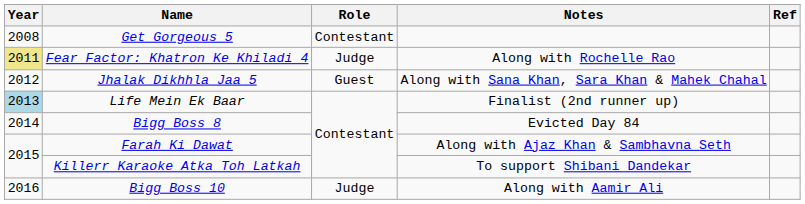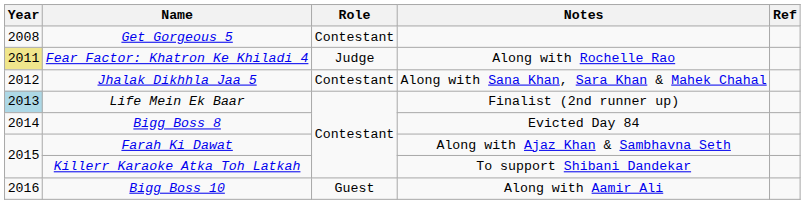(355, 80) Guest -> (355, 80) Contestant
(355, 188) Judge -> (355, 188) Guest
